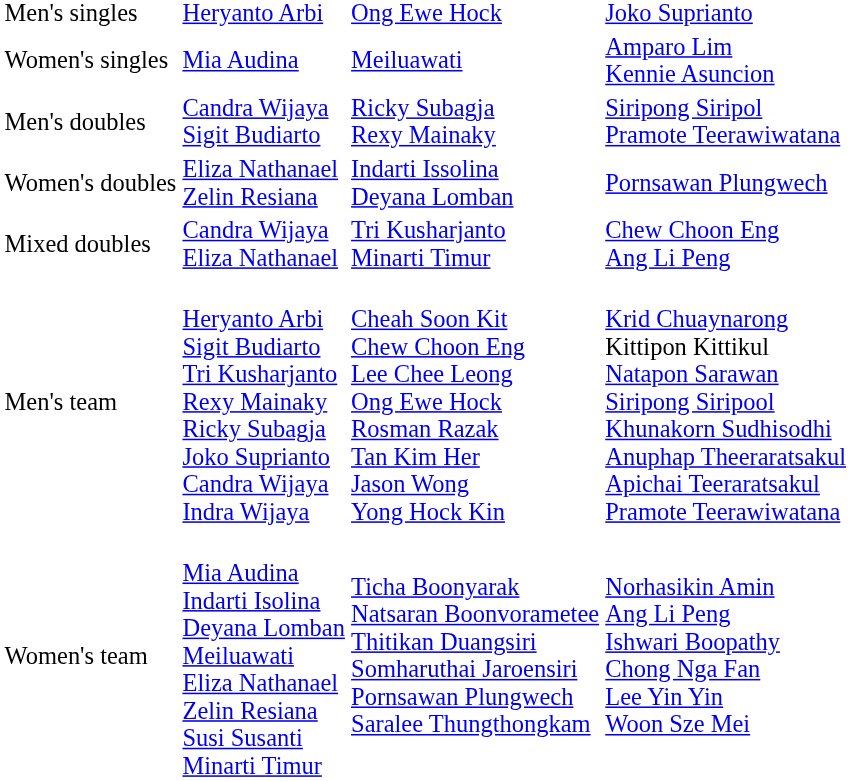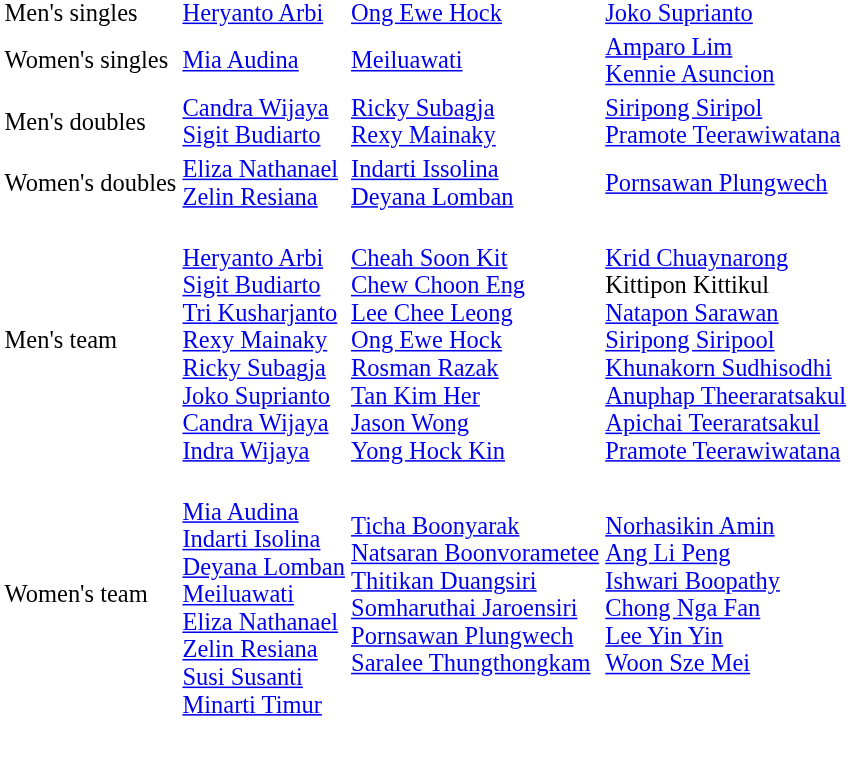- row: (78, 244)
